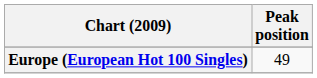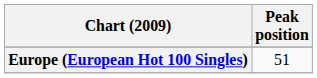(282, 60) 49 -> (282, 60) 51
